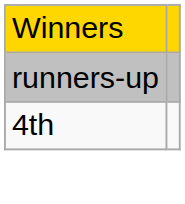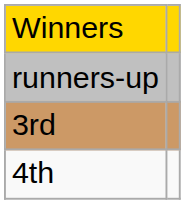+ row: (34, 125)
